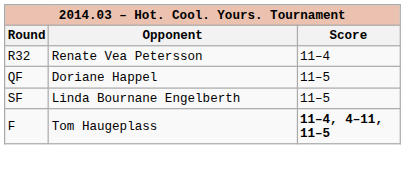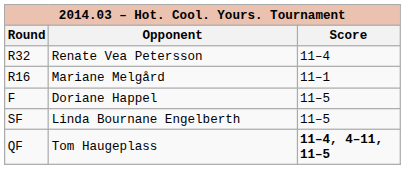+ row: (108, 78)
(15, 78) QF -> (12, 98) F
(12, 126) F -> (15, 147) QF
